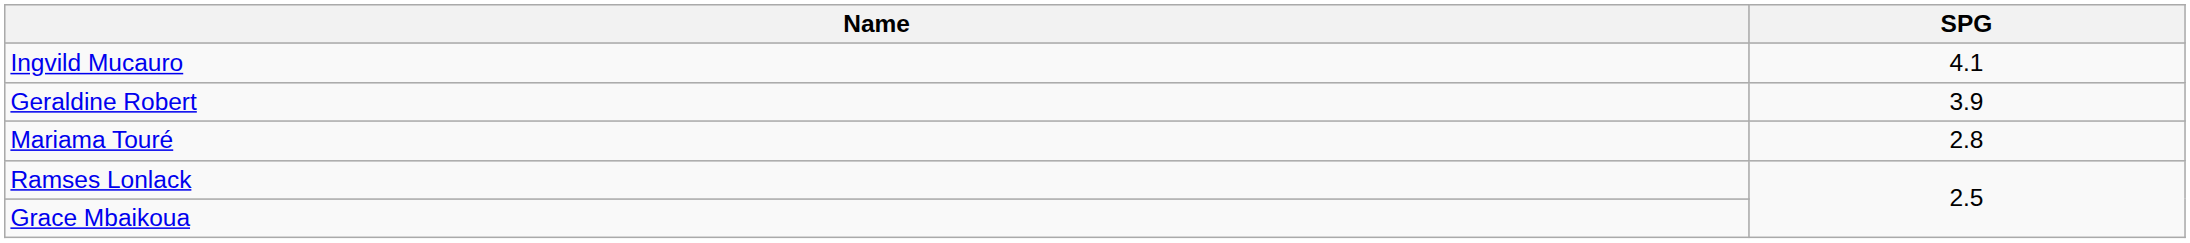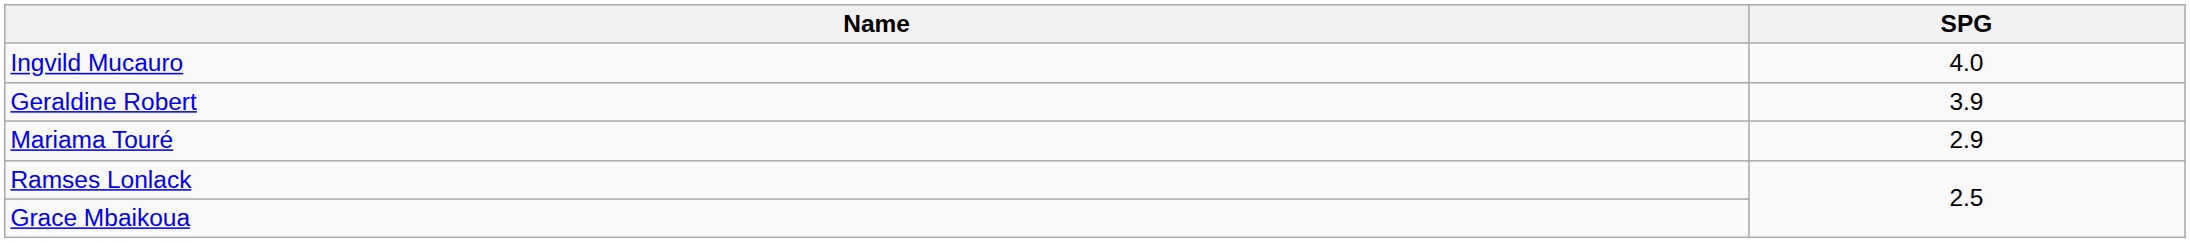(1966, 62) 4.1 -> (1966, 62) 4.0
(1966, 140) 2.8 -> (1966, 140) 2.9
